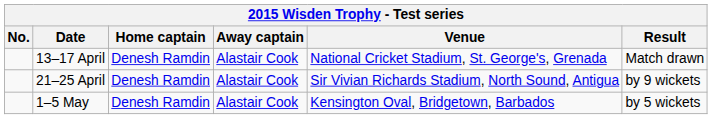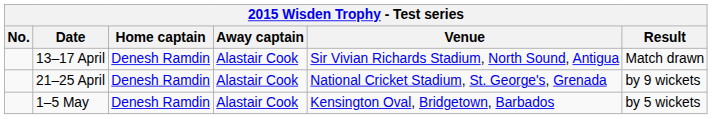(459, 59) National Cricket Stadium, St. George's, Grenada -> (465, 59) Sir Vivian Richards Stadium, North Sound, Antigua
(465, 80) Sir Vivian Richards Stadium, North Sound, Antigua -> (459, 80) National Cricket Stadium, St. George's, Grenada
